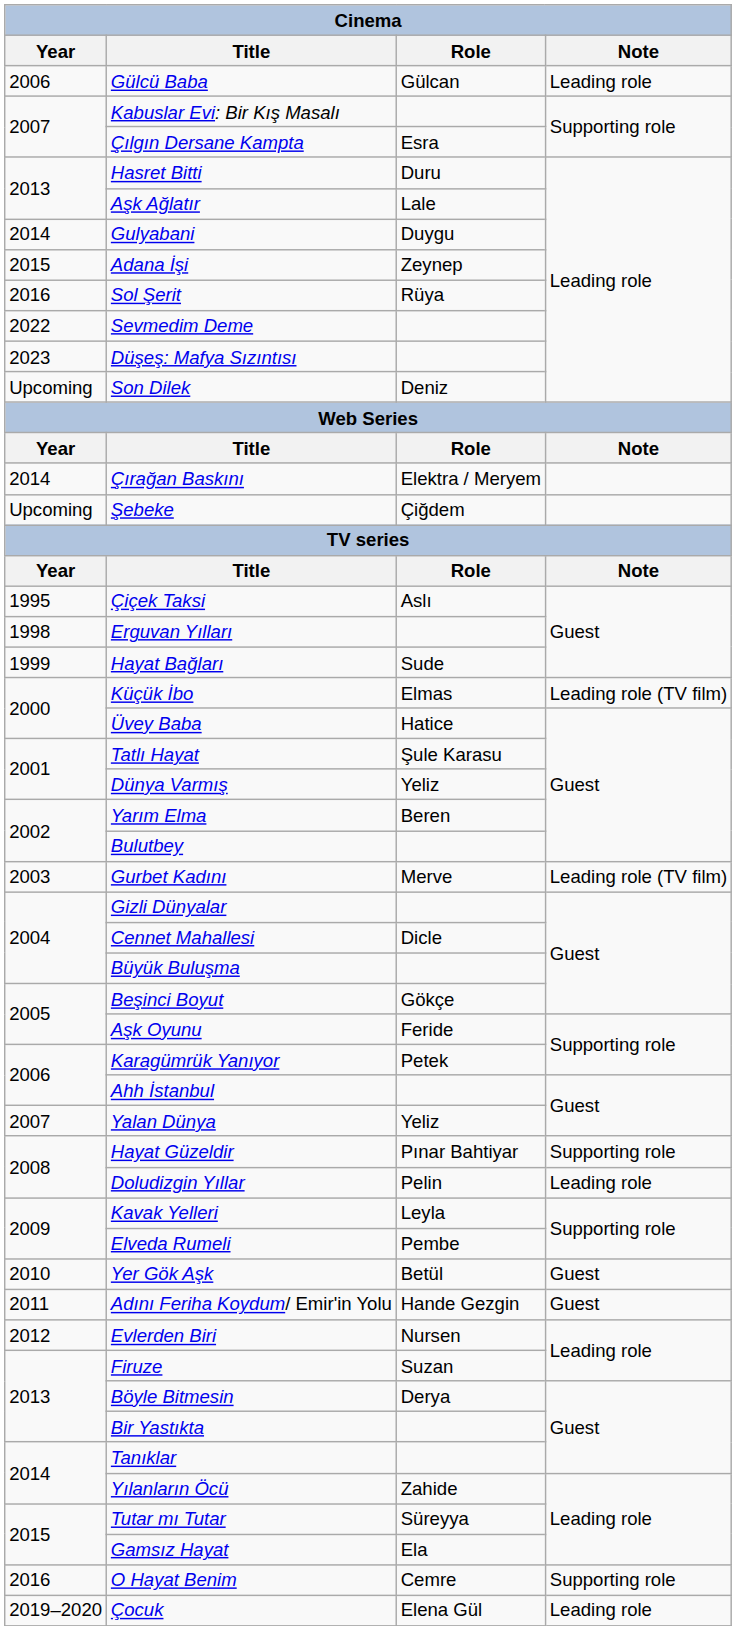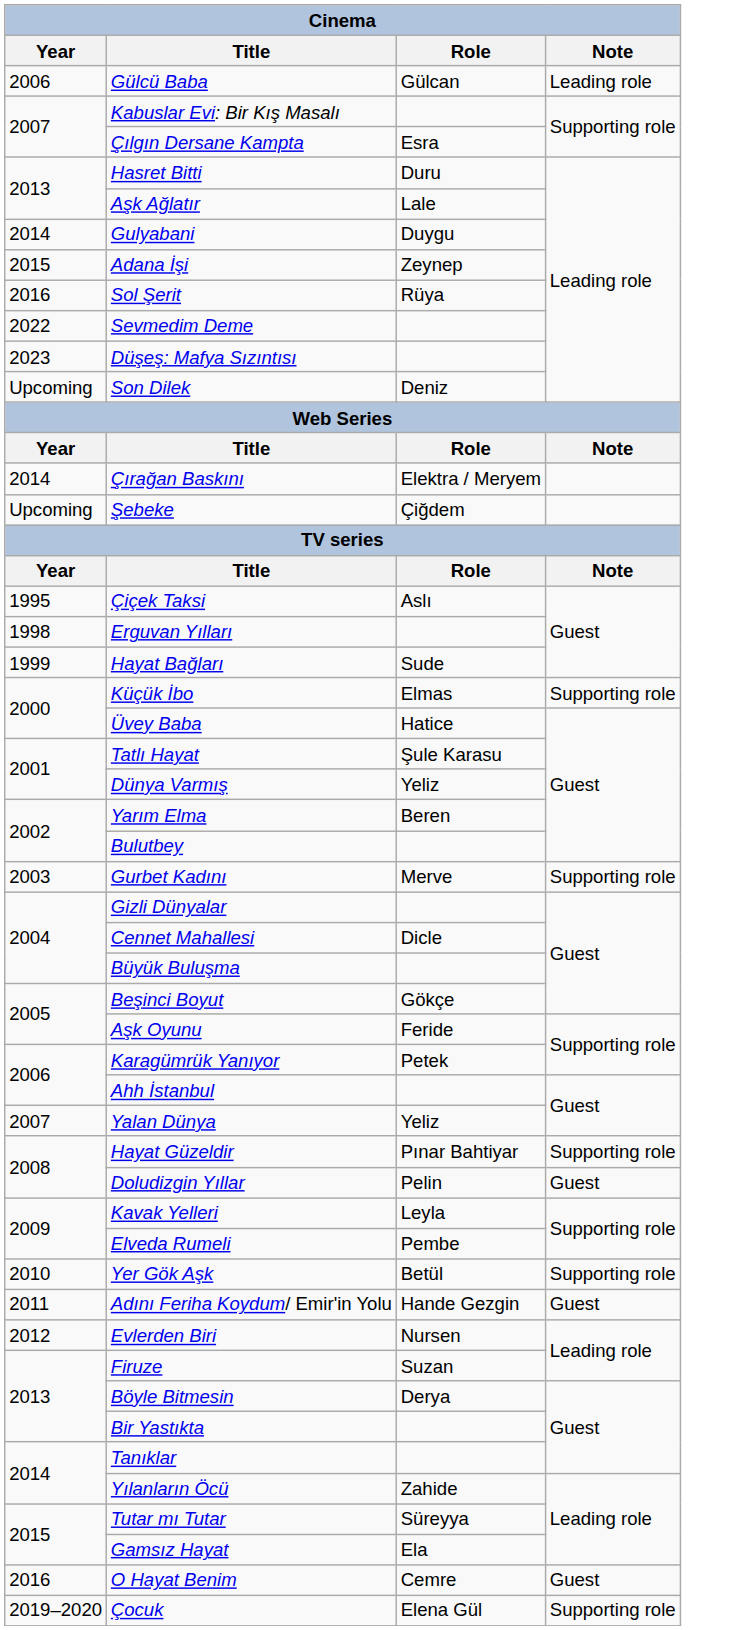(638, 693) Leading role (TV film) -> (613, 693) Supporting role
(638, 876) Leading role (TV film) -> (613, 876) Supporting role
(601, 1182) Leading role -> (575, 1182) Guest
(575, 1274) Guest -> (613, 1274) Supporting role
(613, 1580) Supporting role -> (575, 1580) Guest
(601, 1610) Leading role -> (613, 1610) Supporting role
